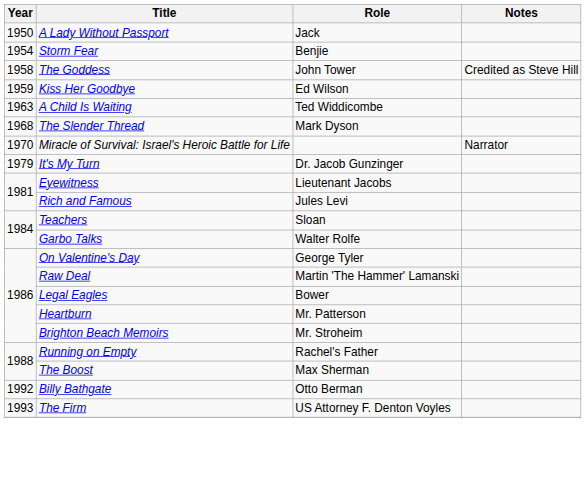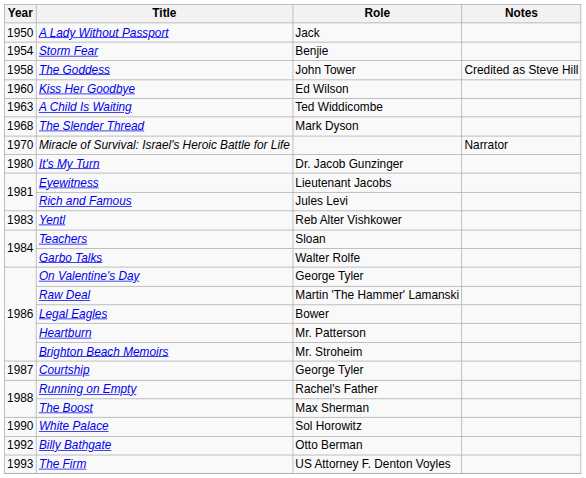(20, 88) 1959 -> (20, 88) 1960
(20, 164) 1979 -> (20, 164) 1980
+ row: (52, 220)
+ row: (64, 370)
+ row: (74, 426)
